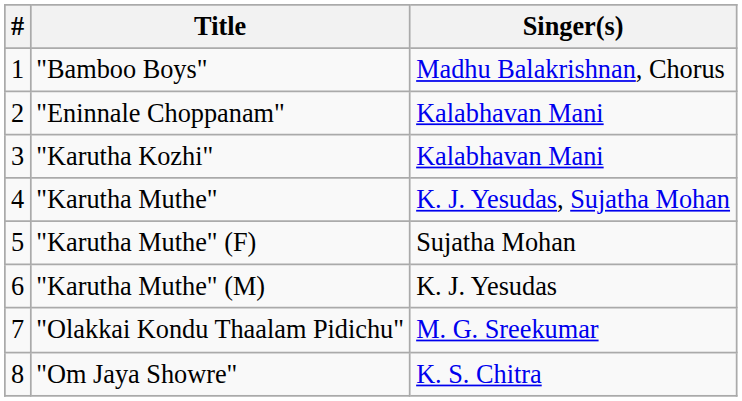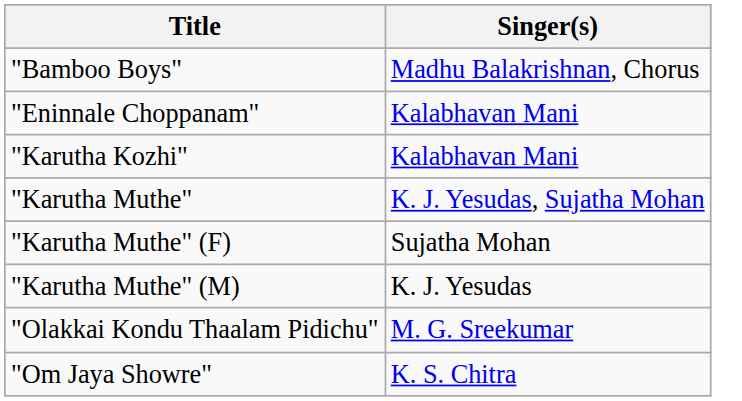- column: (18, 26)
